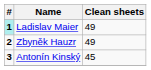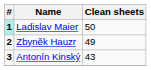(90, 27) 49 -> (90, 27) 50
(90, 57) 45 -> (90, 57) 43
